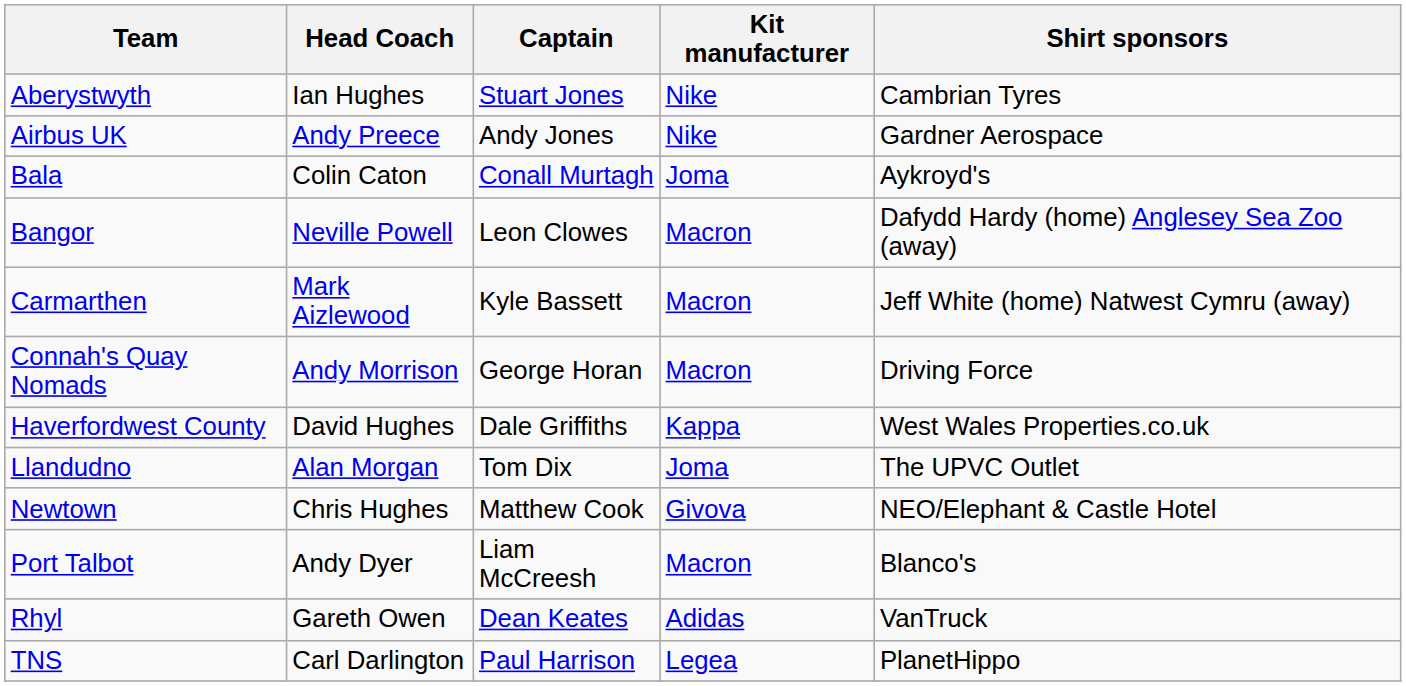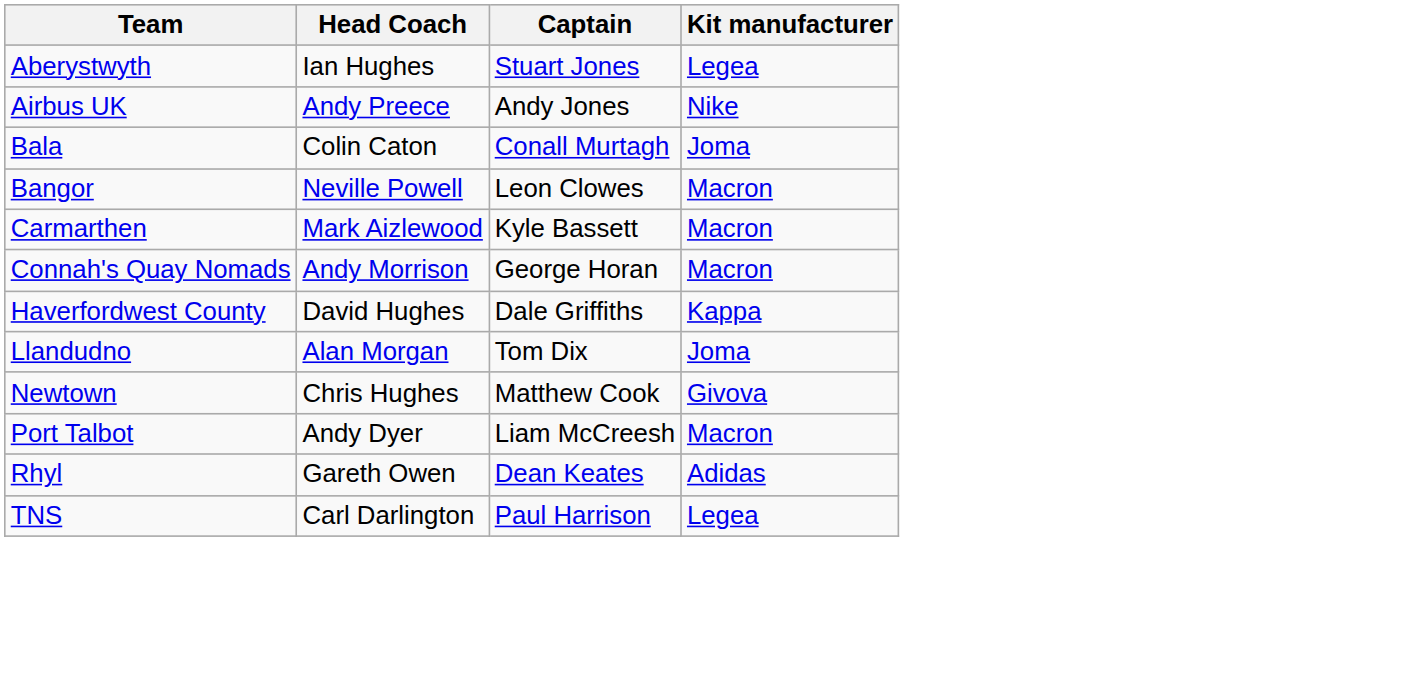- column: (1137, 39)
(691, 94) Nike -> (723, 65) Legea
